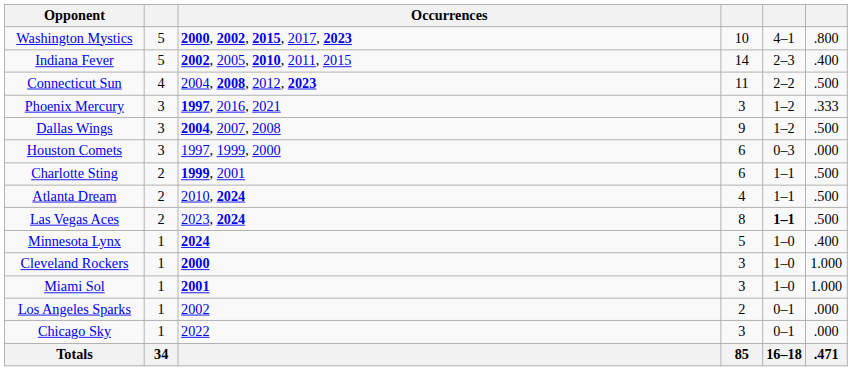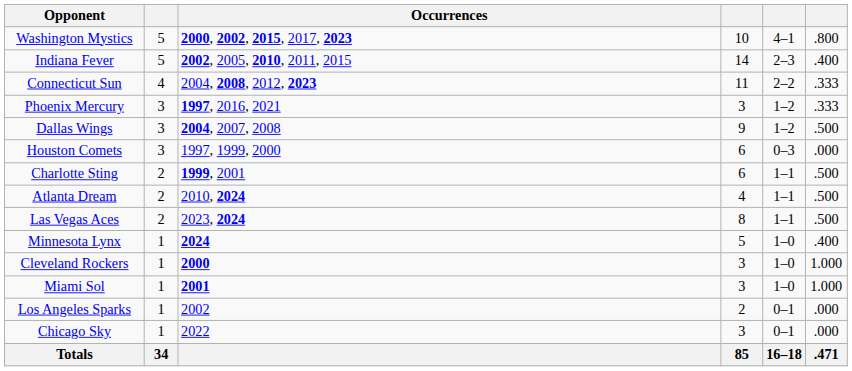(826, 83) .500 -> (826, 83) .333
(784, 219) bold -> (784, 219) normal
